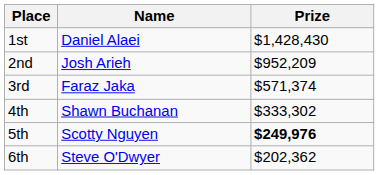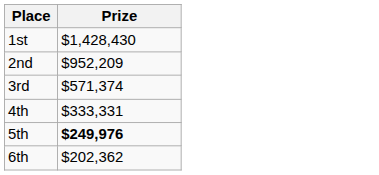- column: (154, 16)
(285, 110) $333,302 -> (92, 110) $333,331
